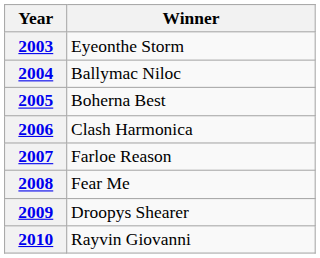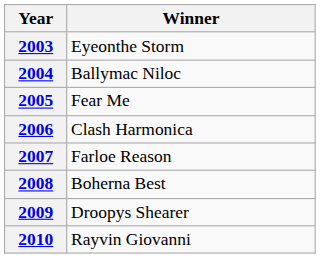(118, 101) Boherna Best -> (100, 101) Fear Me
(100, 184) Fear Me -> (118, 184) Boherna Best
